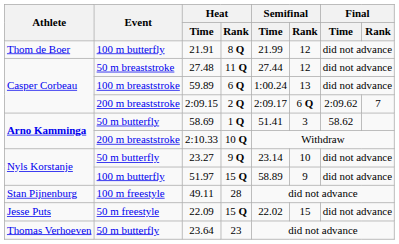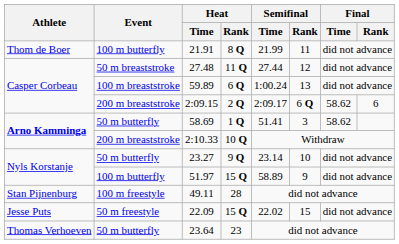(305, 50) 12 -> (305, 50) 11
(341, 104) 2:09.62 -> (339, 104) 58.62
(378, 104) 7 -> (376, 104) 6
